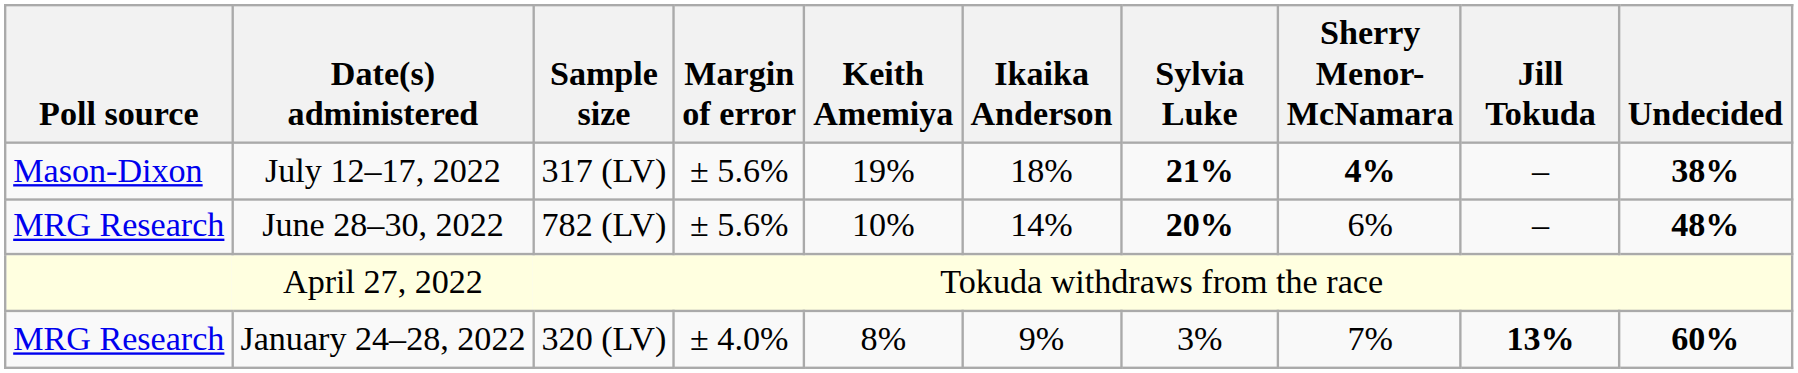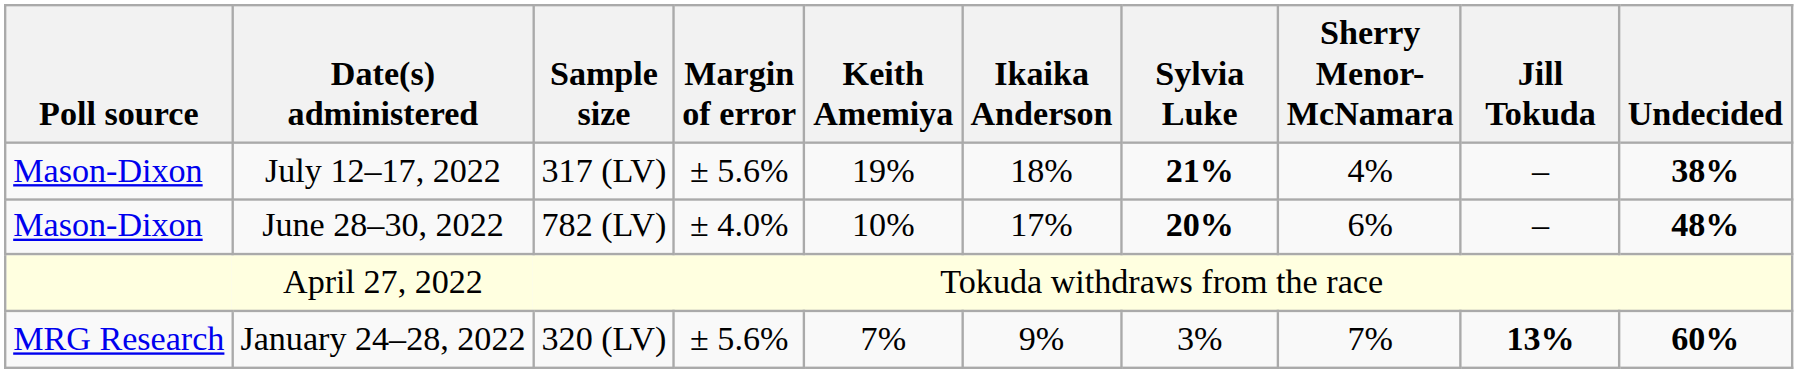(1370, 169) bold -> (1370, 169) normal
(119, 226) MRG Research -> (108, 226) Mason-Dixon
(739, 226) ± 5.6% -> (739, 226) ± 4.0%
(1042, 226) 14% -> (1042, 226) 17%
(739, 338) ± 4.0% -> (739, 338) ± 5.6%
(883, 338) 8% -> (883, 338) 7%
